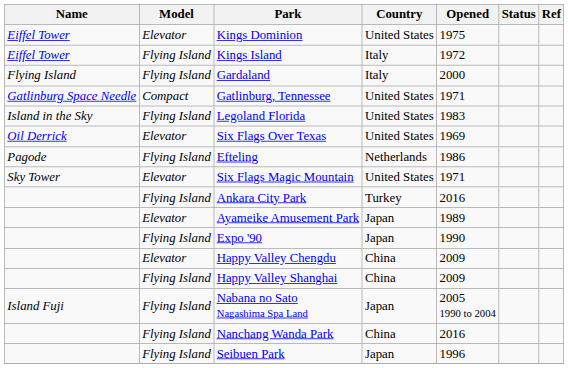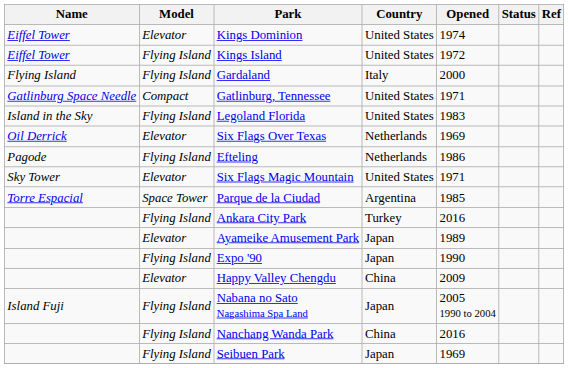(452, 34) 1975 -> (452, 34) 1974
(377, 55) Italy -> (399, 55) United States
(399, 136) United States -> (396, 136) Netherlands
+ row: (268, 197)
- row: (277, 278)
(452, 353) 1996 -> (452, 353) 1969
